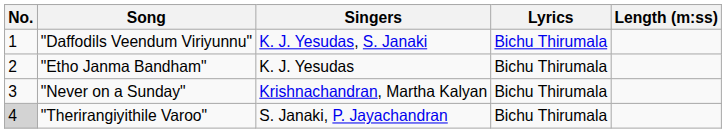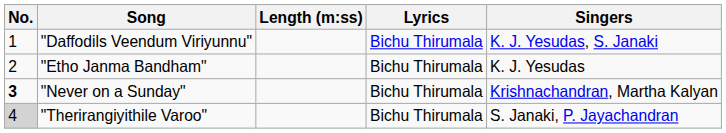columns swapped: (373, 17) <-> (666, 17)
(13, 91) normal -> (13, 91) bold
